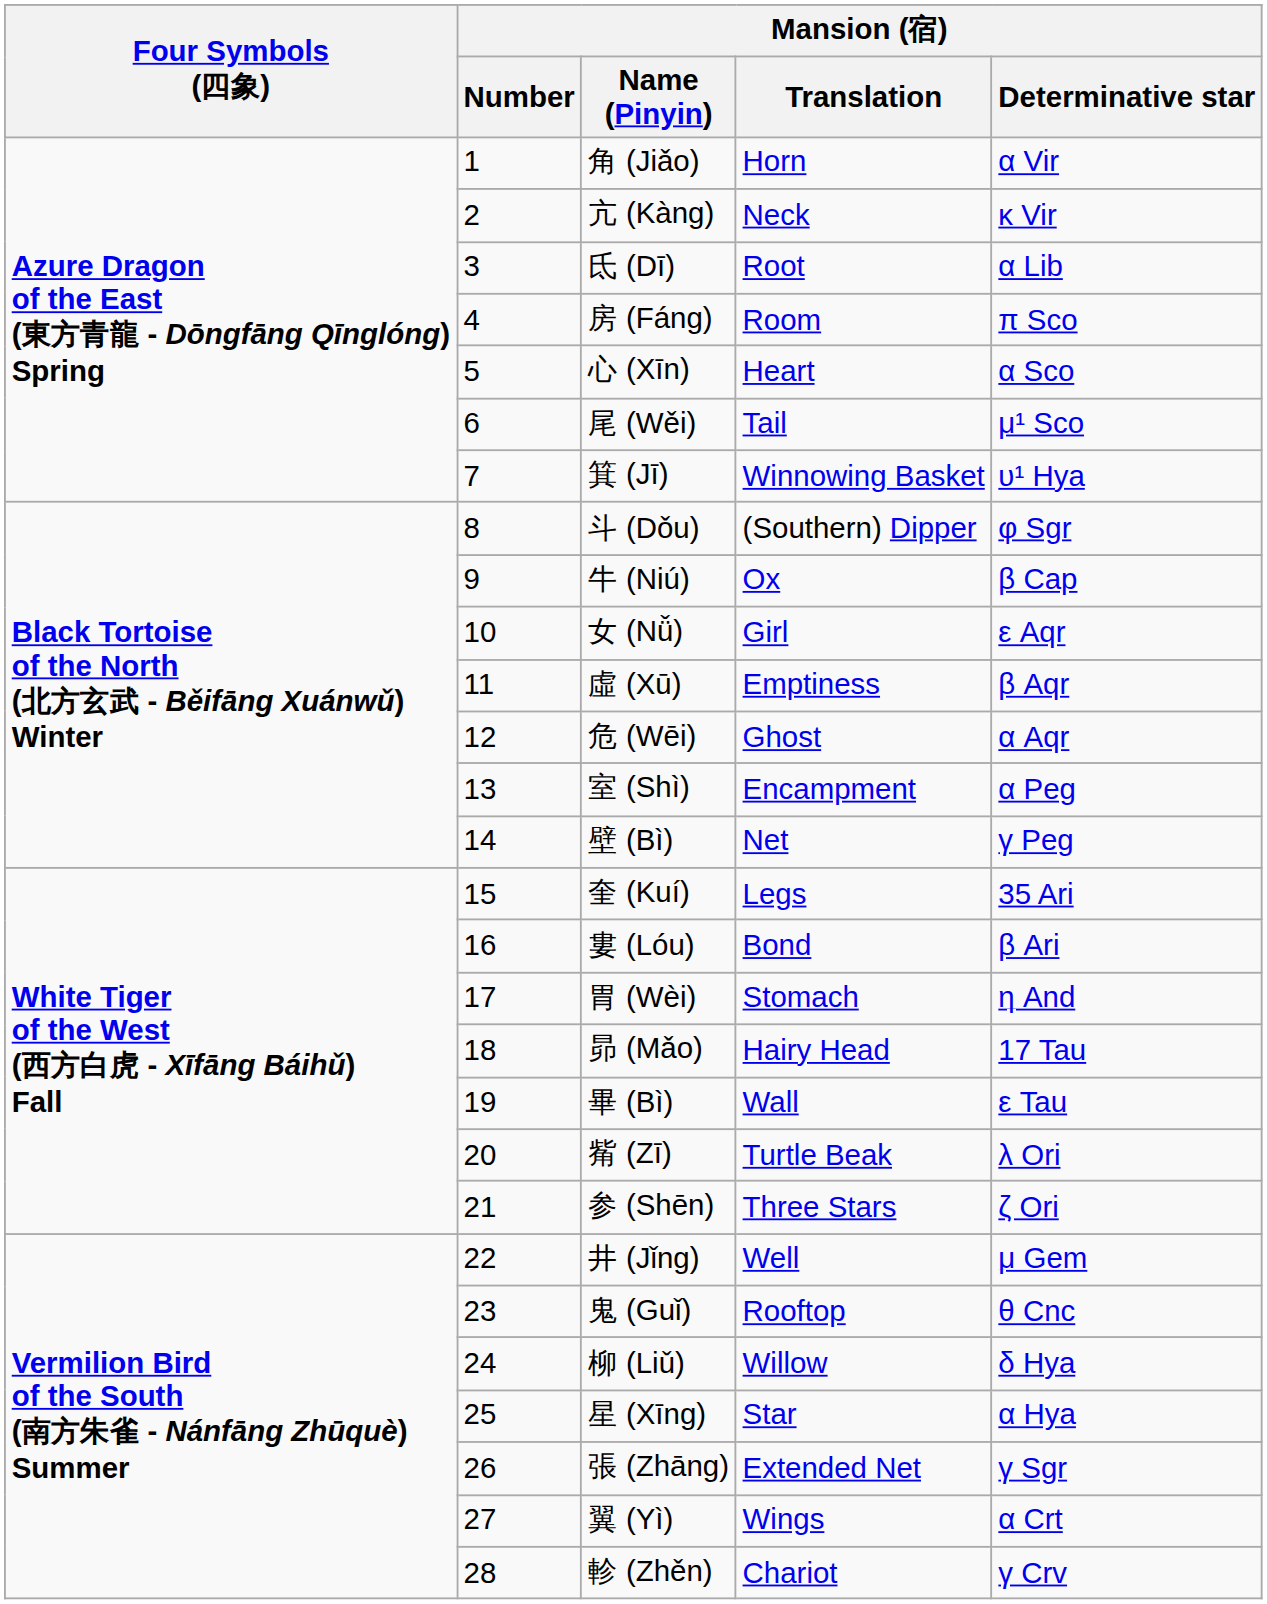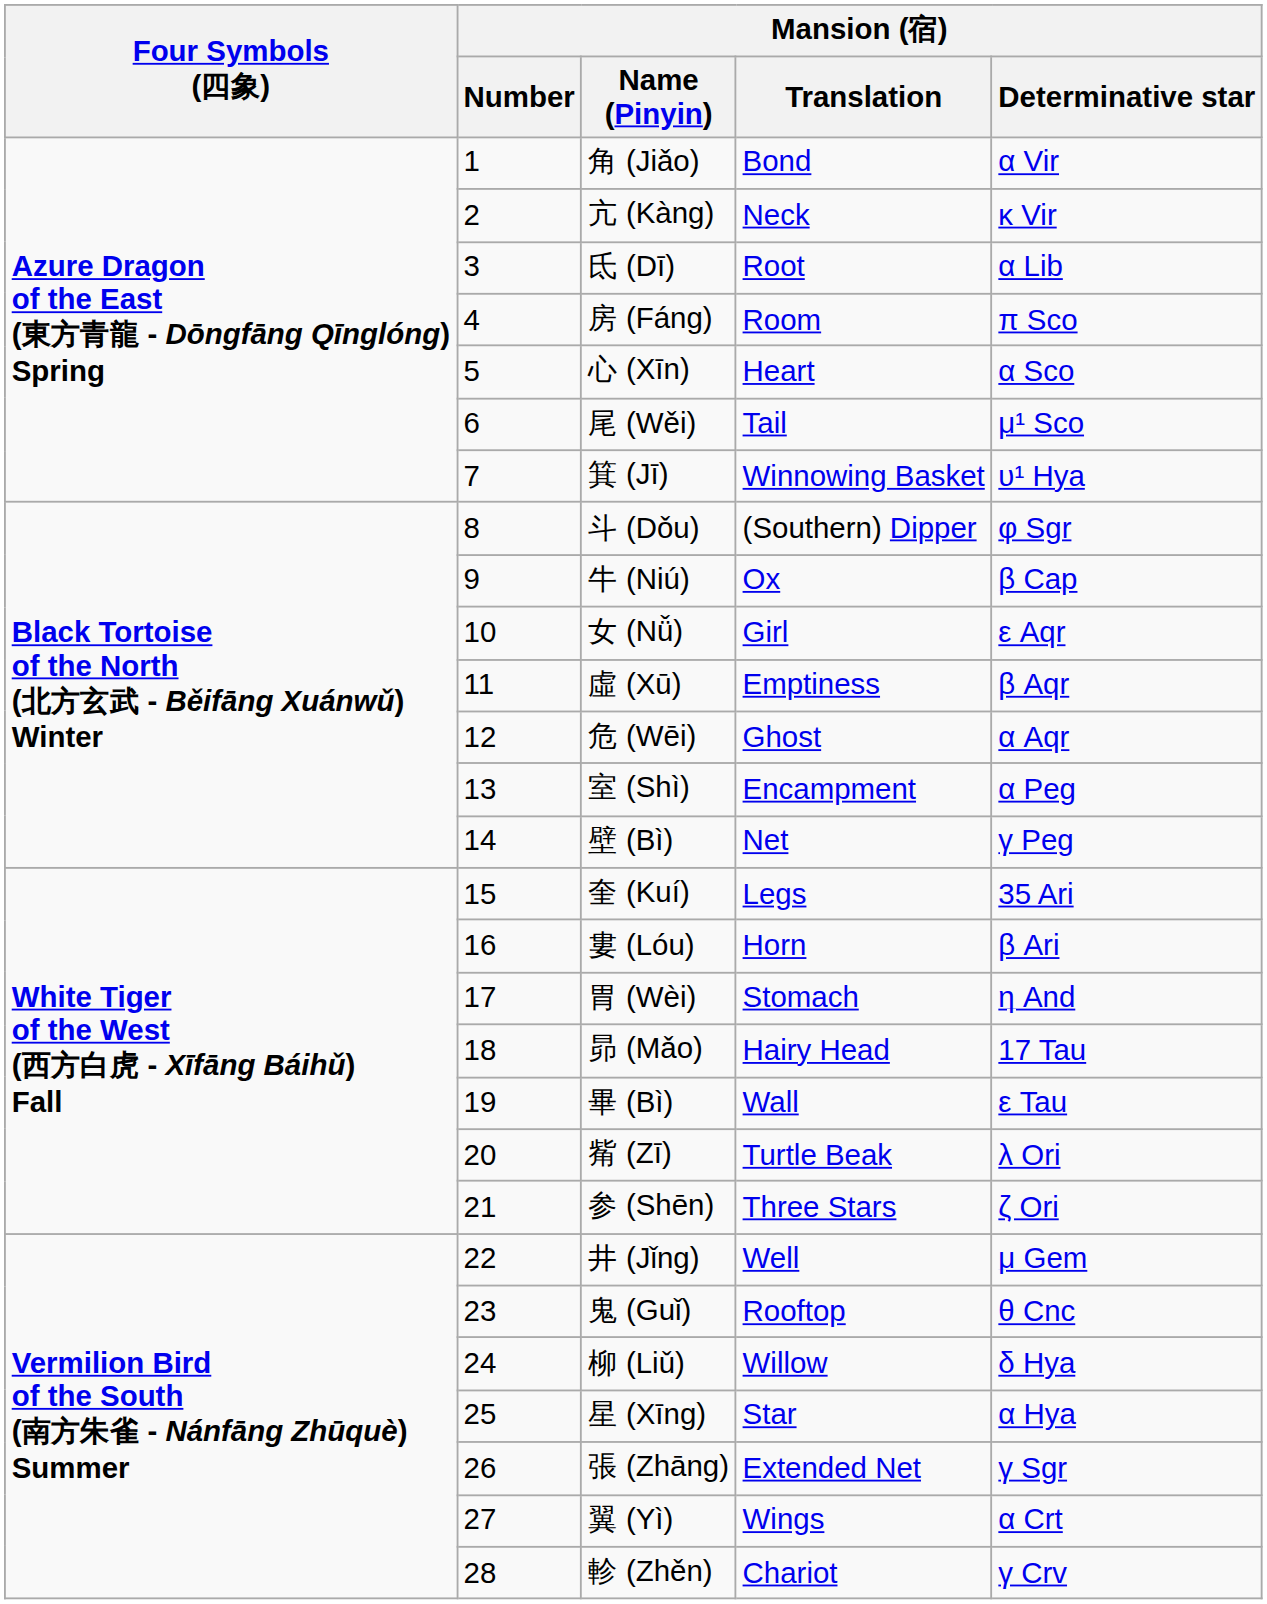(774, 162) Horn -> (777, 162) Bond
(777, 945) Bond -> (774, 945) Horn
